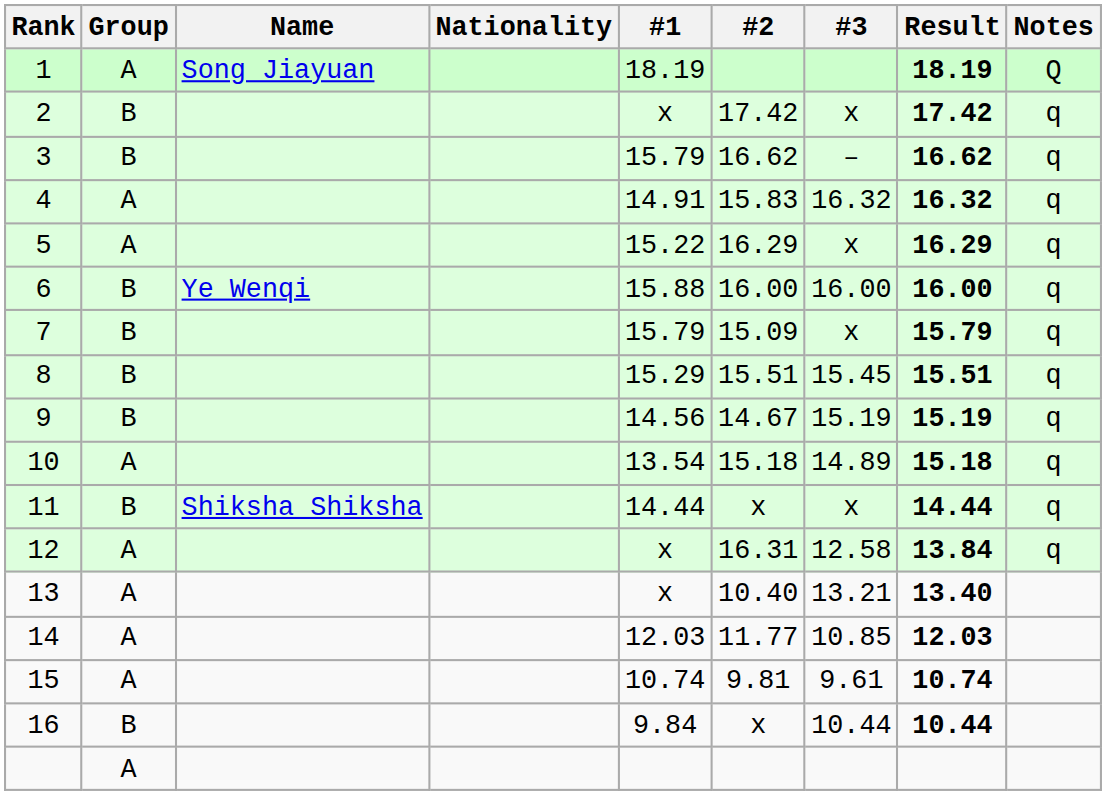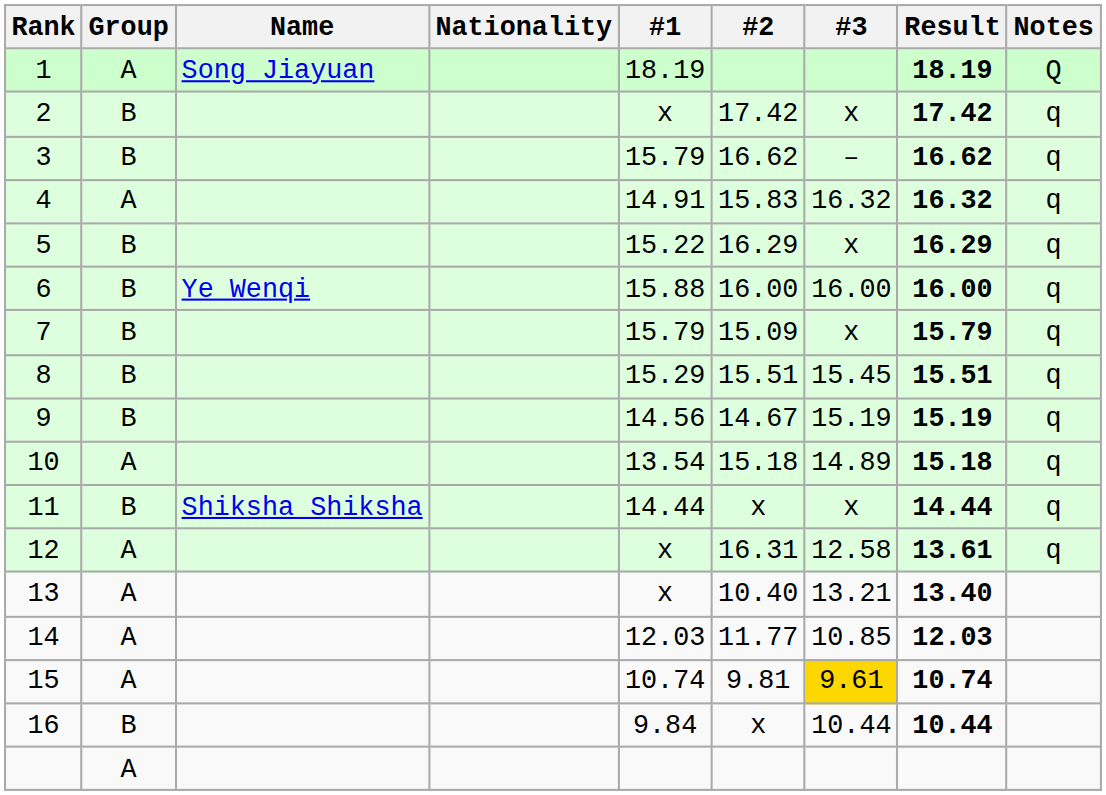(129, 245) A -> (129, 245) B
(953, 551) 13.84 -> (953, 551) 13.61
(851, 682) no background -> (851, 682) gold background
